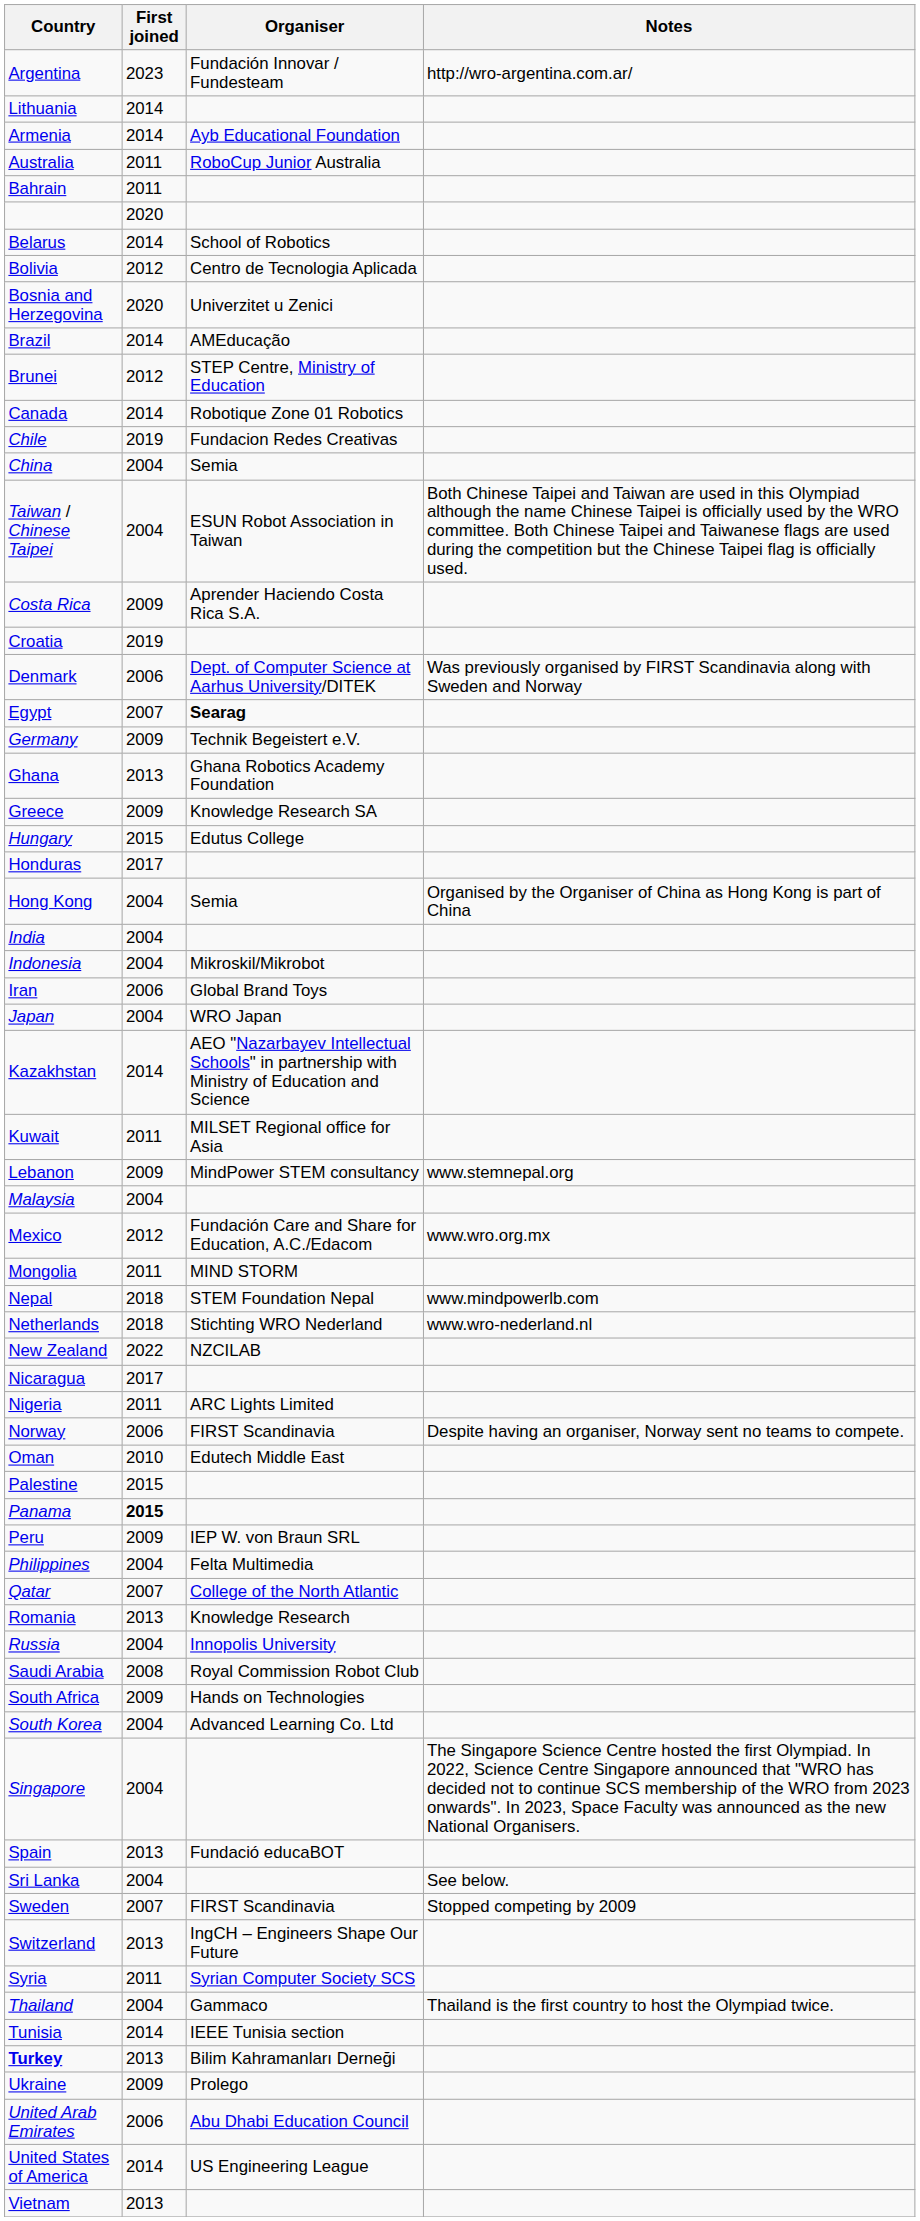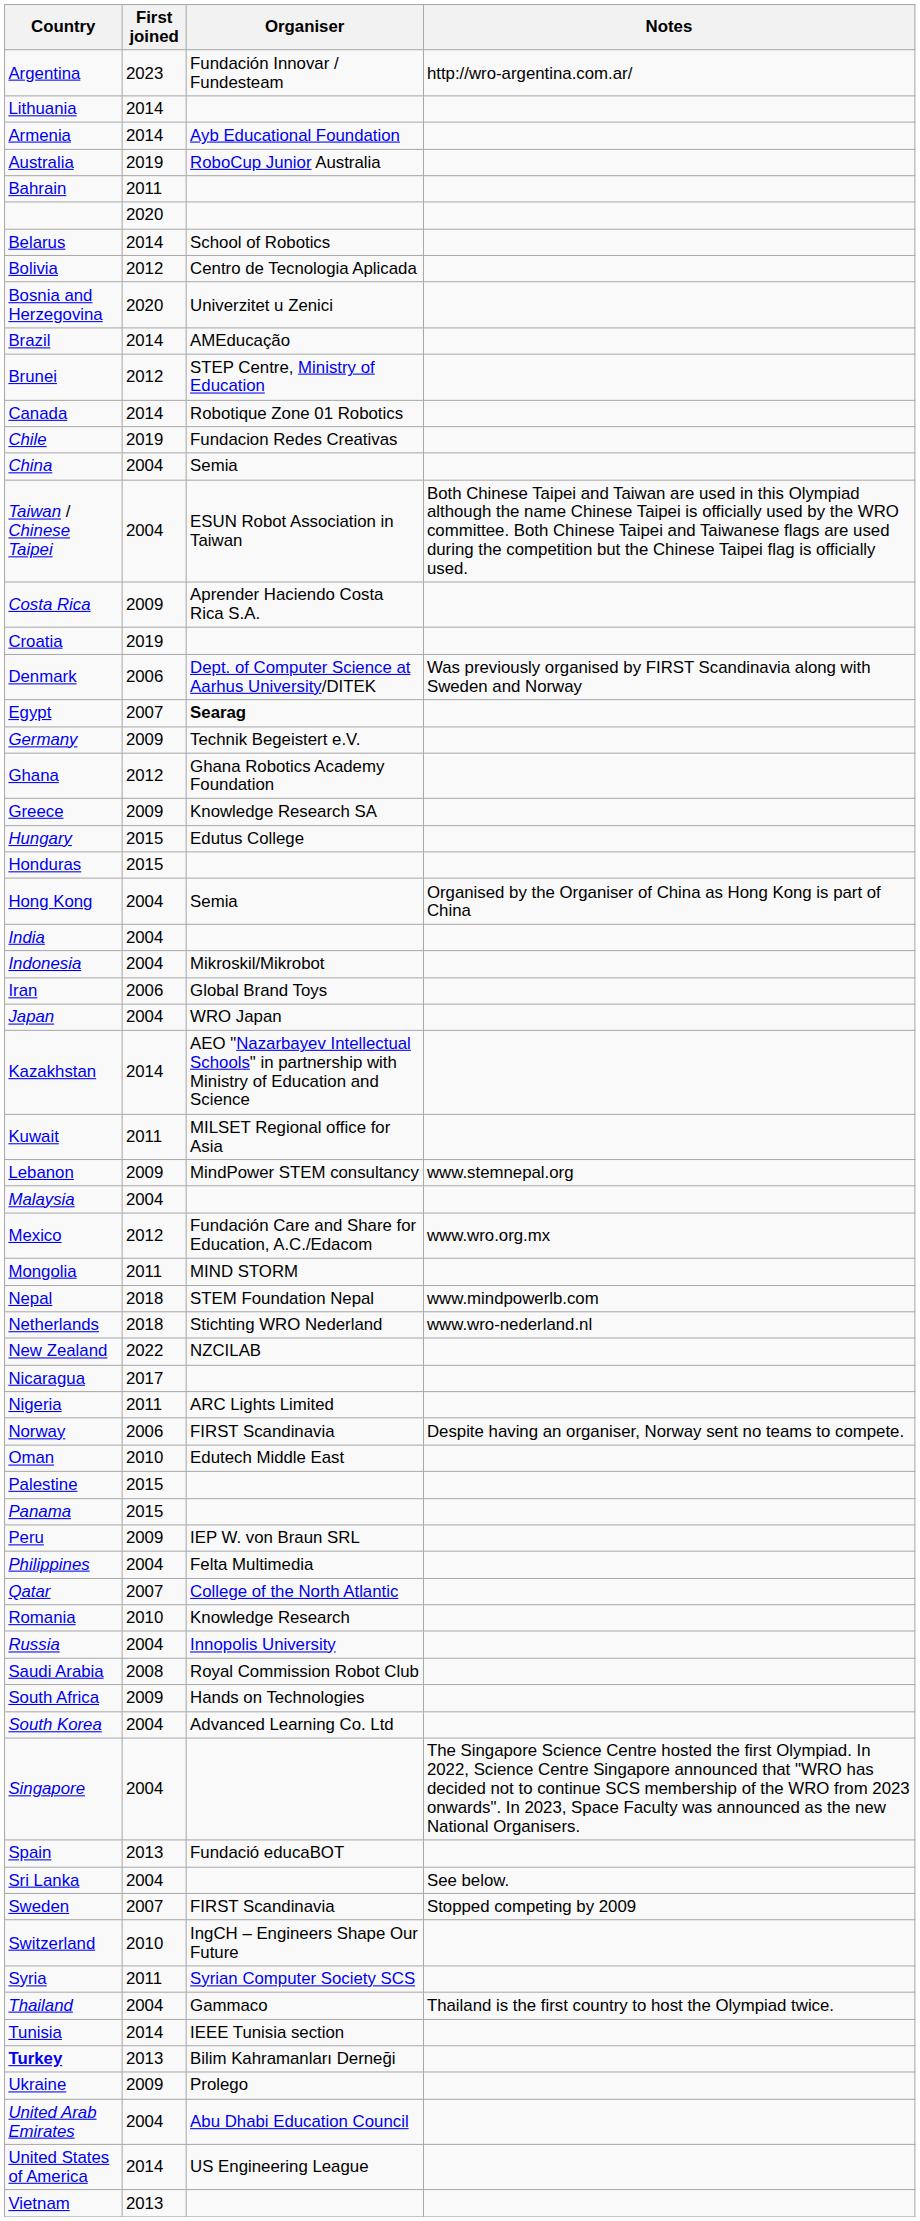(144, 162) 2011 -> (145, 162) 2019
(145, 775) 2013 -> (145, 775) 2012
(145, 865) 2017 -> (145, 865) 2015
(145, 1511) bold -> (145, 1511) normal
(145, 1618) 2013 -> (145, 1618) 2010
(145, 1942) 2013 -> (145, 1942) 2010
(145, 2121) 2006 -> (145, 2121) 2004
